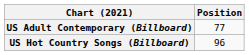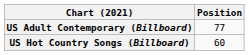(220, 42) 96 -> (220, 42) 60
